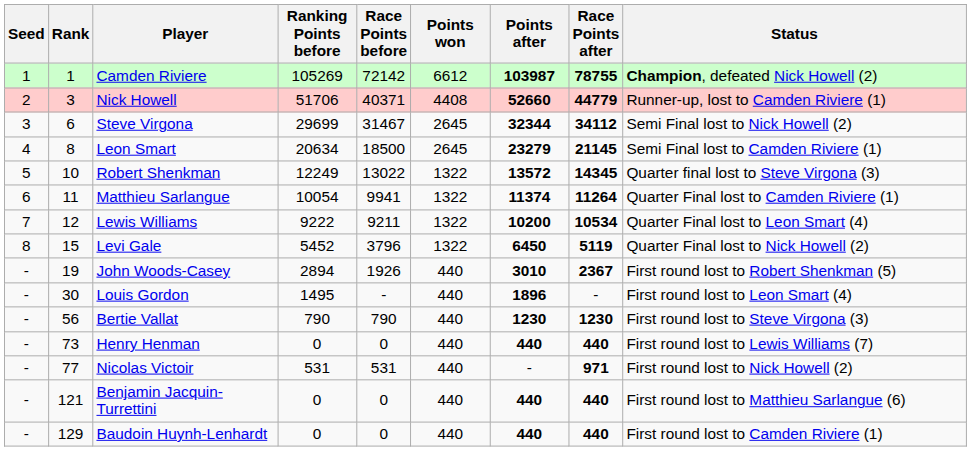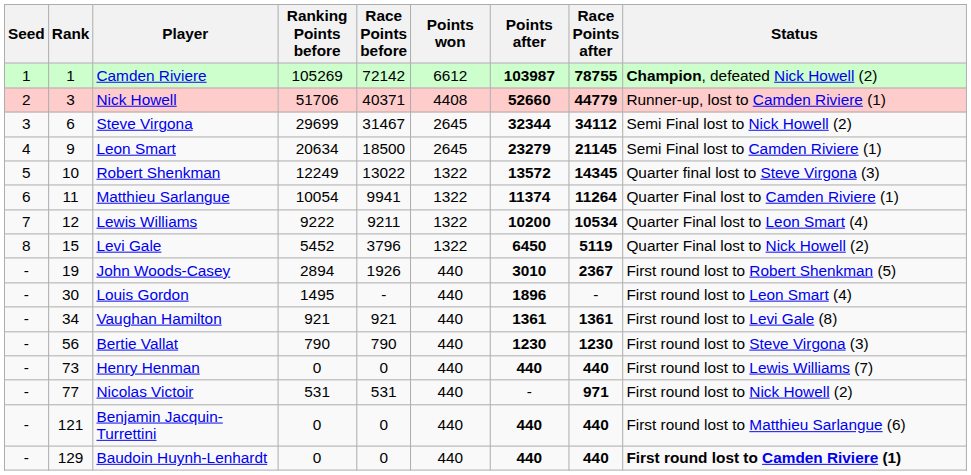(71, 148) 8 -> (71, 148) 9
+ row: (159, 319)
(754, 433) normal -> (764, 458) bold
